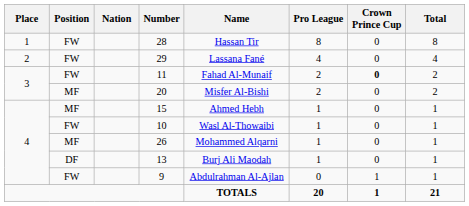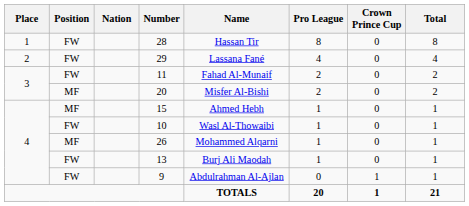(377, 75) bold -> (377, 75) normal
(72, 159) DF -> (72, 159) FW
